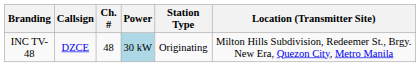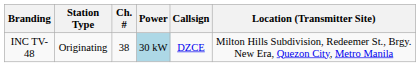columns swapped: (75, 18) <-> (183, 18)
(109, 47) 48 -> (124, 47) 38
